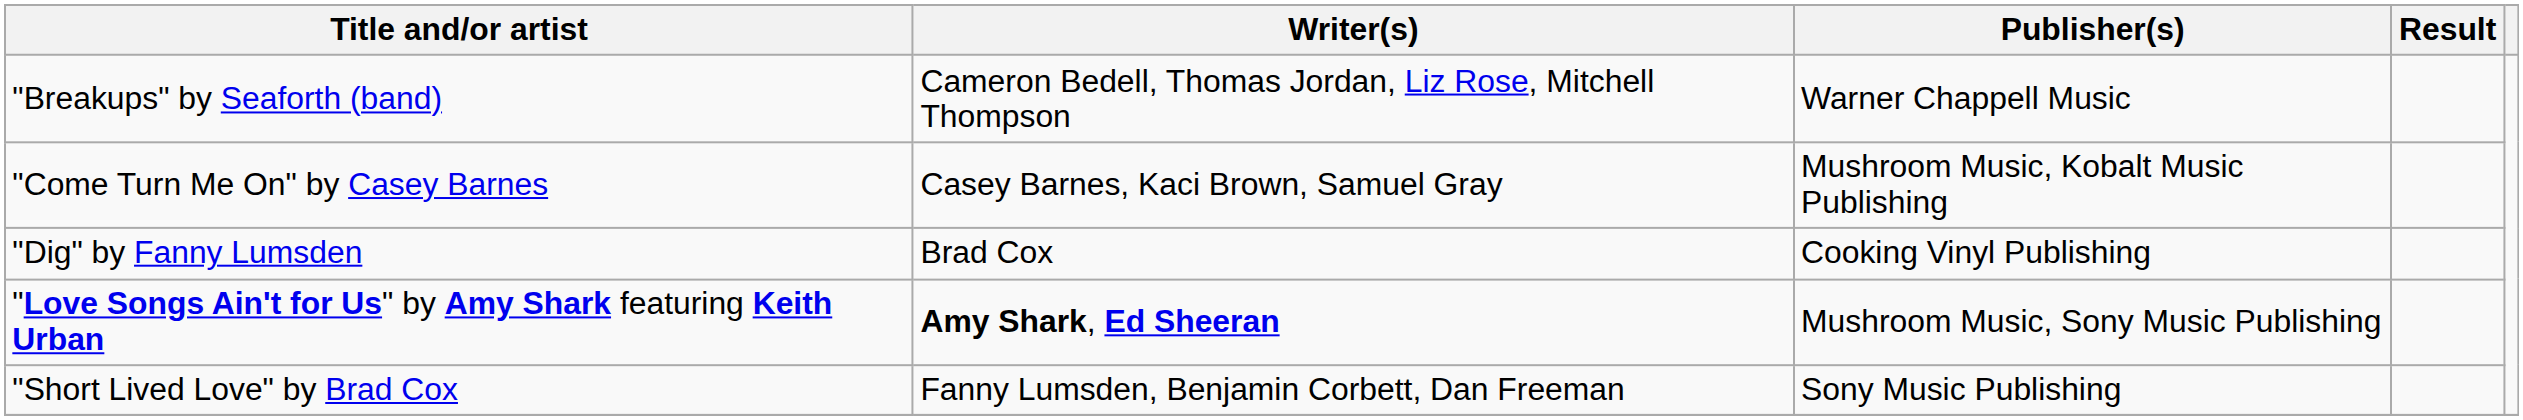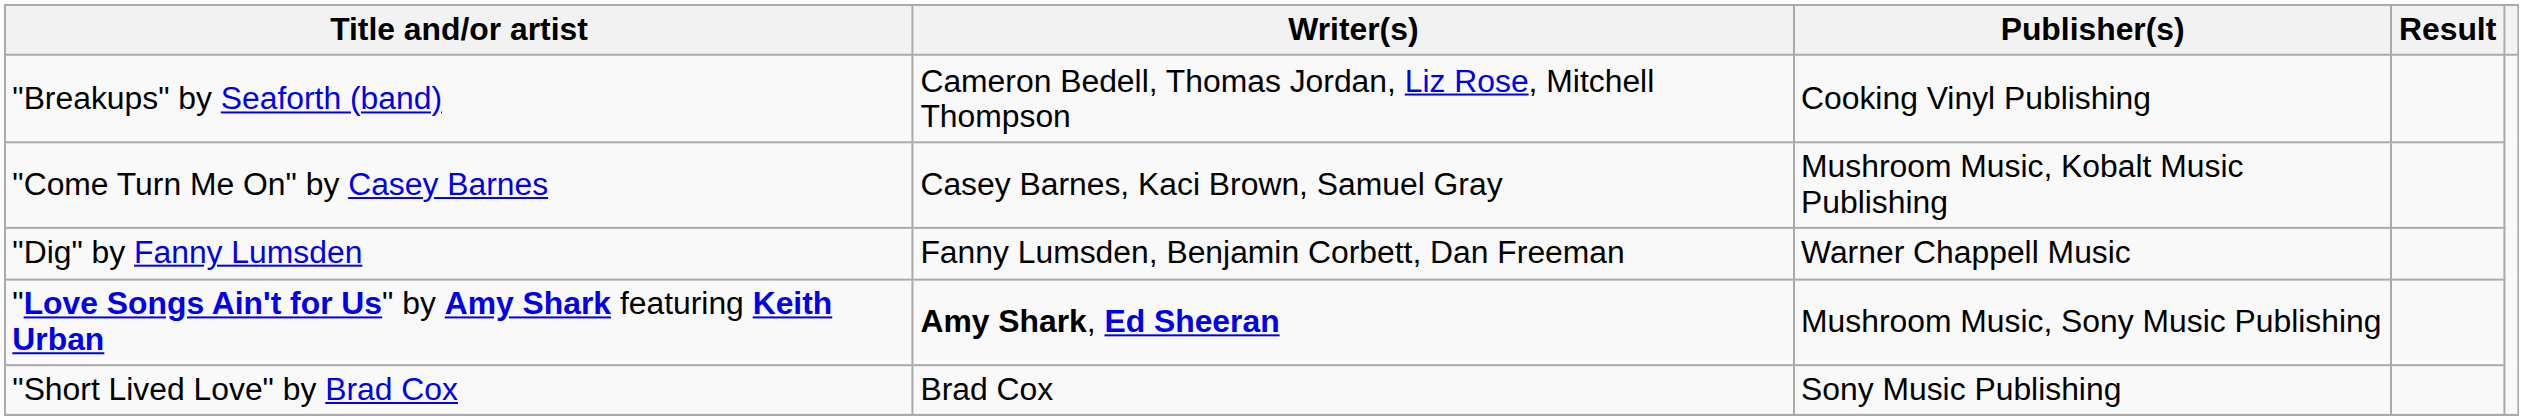(1966, 98) Warner Chappell Music -> (1976, 98) Cooking Vinyl Publishing
(987, 252) Brad Cox -> (1273, 252) Fanny Lumsden, Benjamin Corbett, Dan Freeman
(1976, 252) Cooking Vinyl Publishing -> (1966, 252) Warner Chappell Music
(1273, 389) Fanny Lumsden, Benjamin Corbett, Dan Freeman -> (987, 389) Brad Cox
